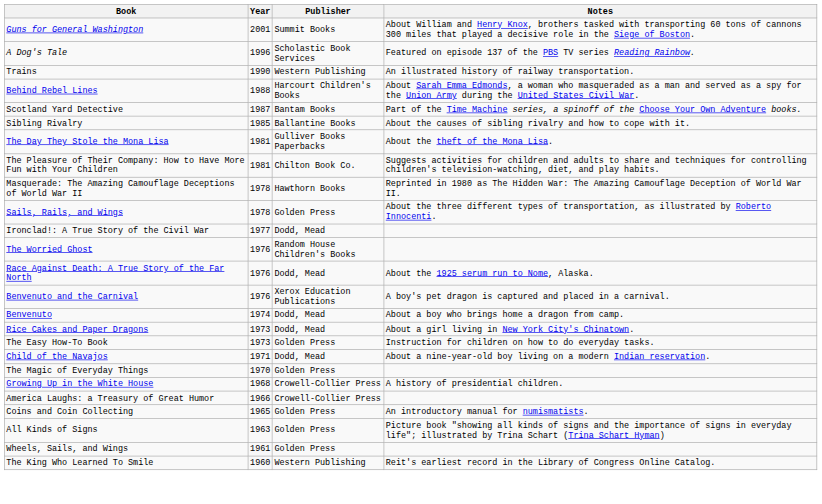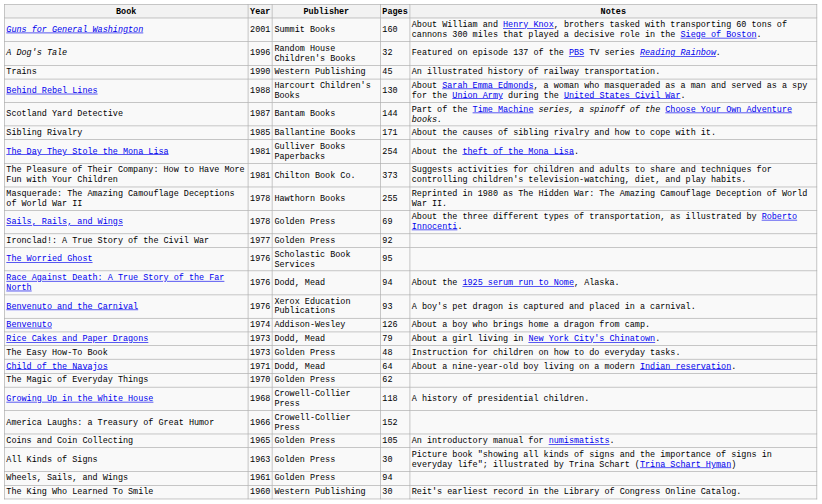+ column: (395, 11)
(312, 53) Scholastic Book Services -> (315, 53) Random House Children's Books
(300, 231) Dodd, Mead -> (305, 241) Golden Press
(315, 250) Random House Children's Books -> (312, 259) Scholastic Book Services
(300, 315) Dodd, Mead -> (310, 325) Addison-Wesley
